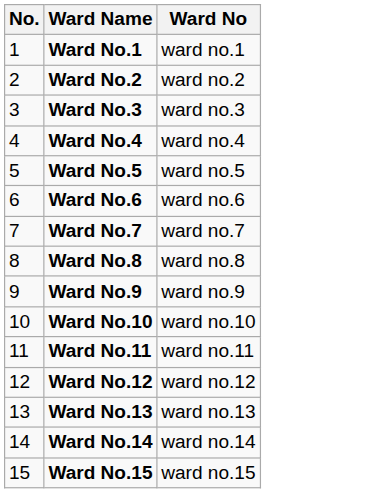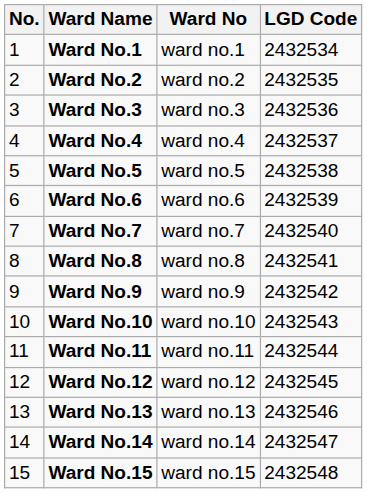+ column: (311, 19)
